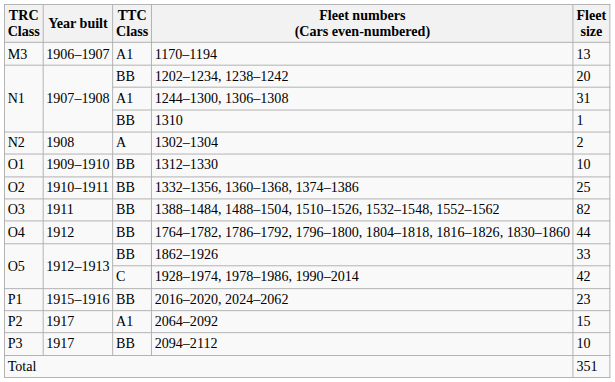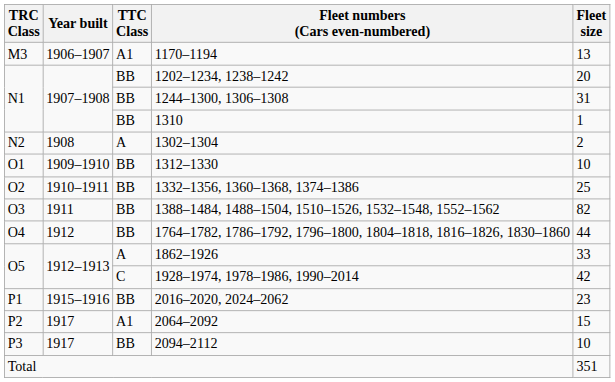(125, 98) A1 -> (125, 98) BB
(125, 254) BB -> (121, 254) A
